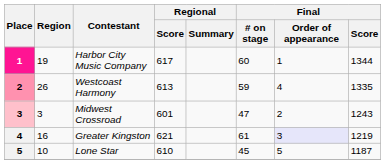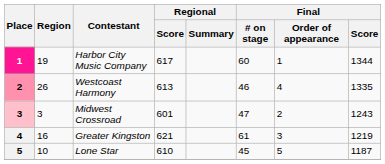(244, 87) 59 -> (244, 87) 46
(279, 135) lavender background -> (279, 135) no background
